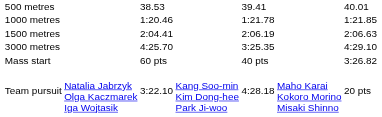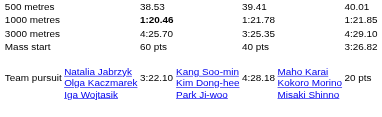(156, 20) normal -> (157, 20) bold
- row: (32, 33)
